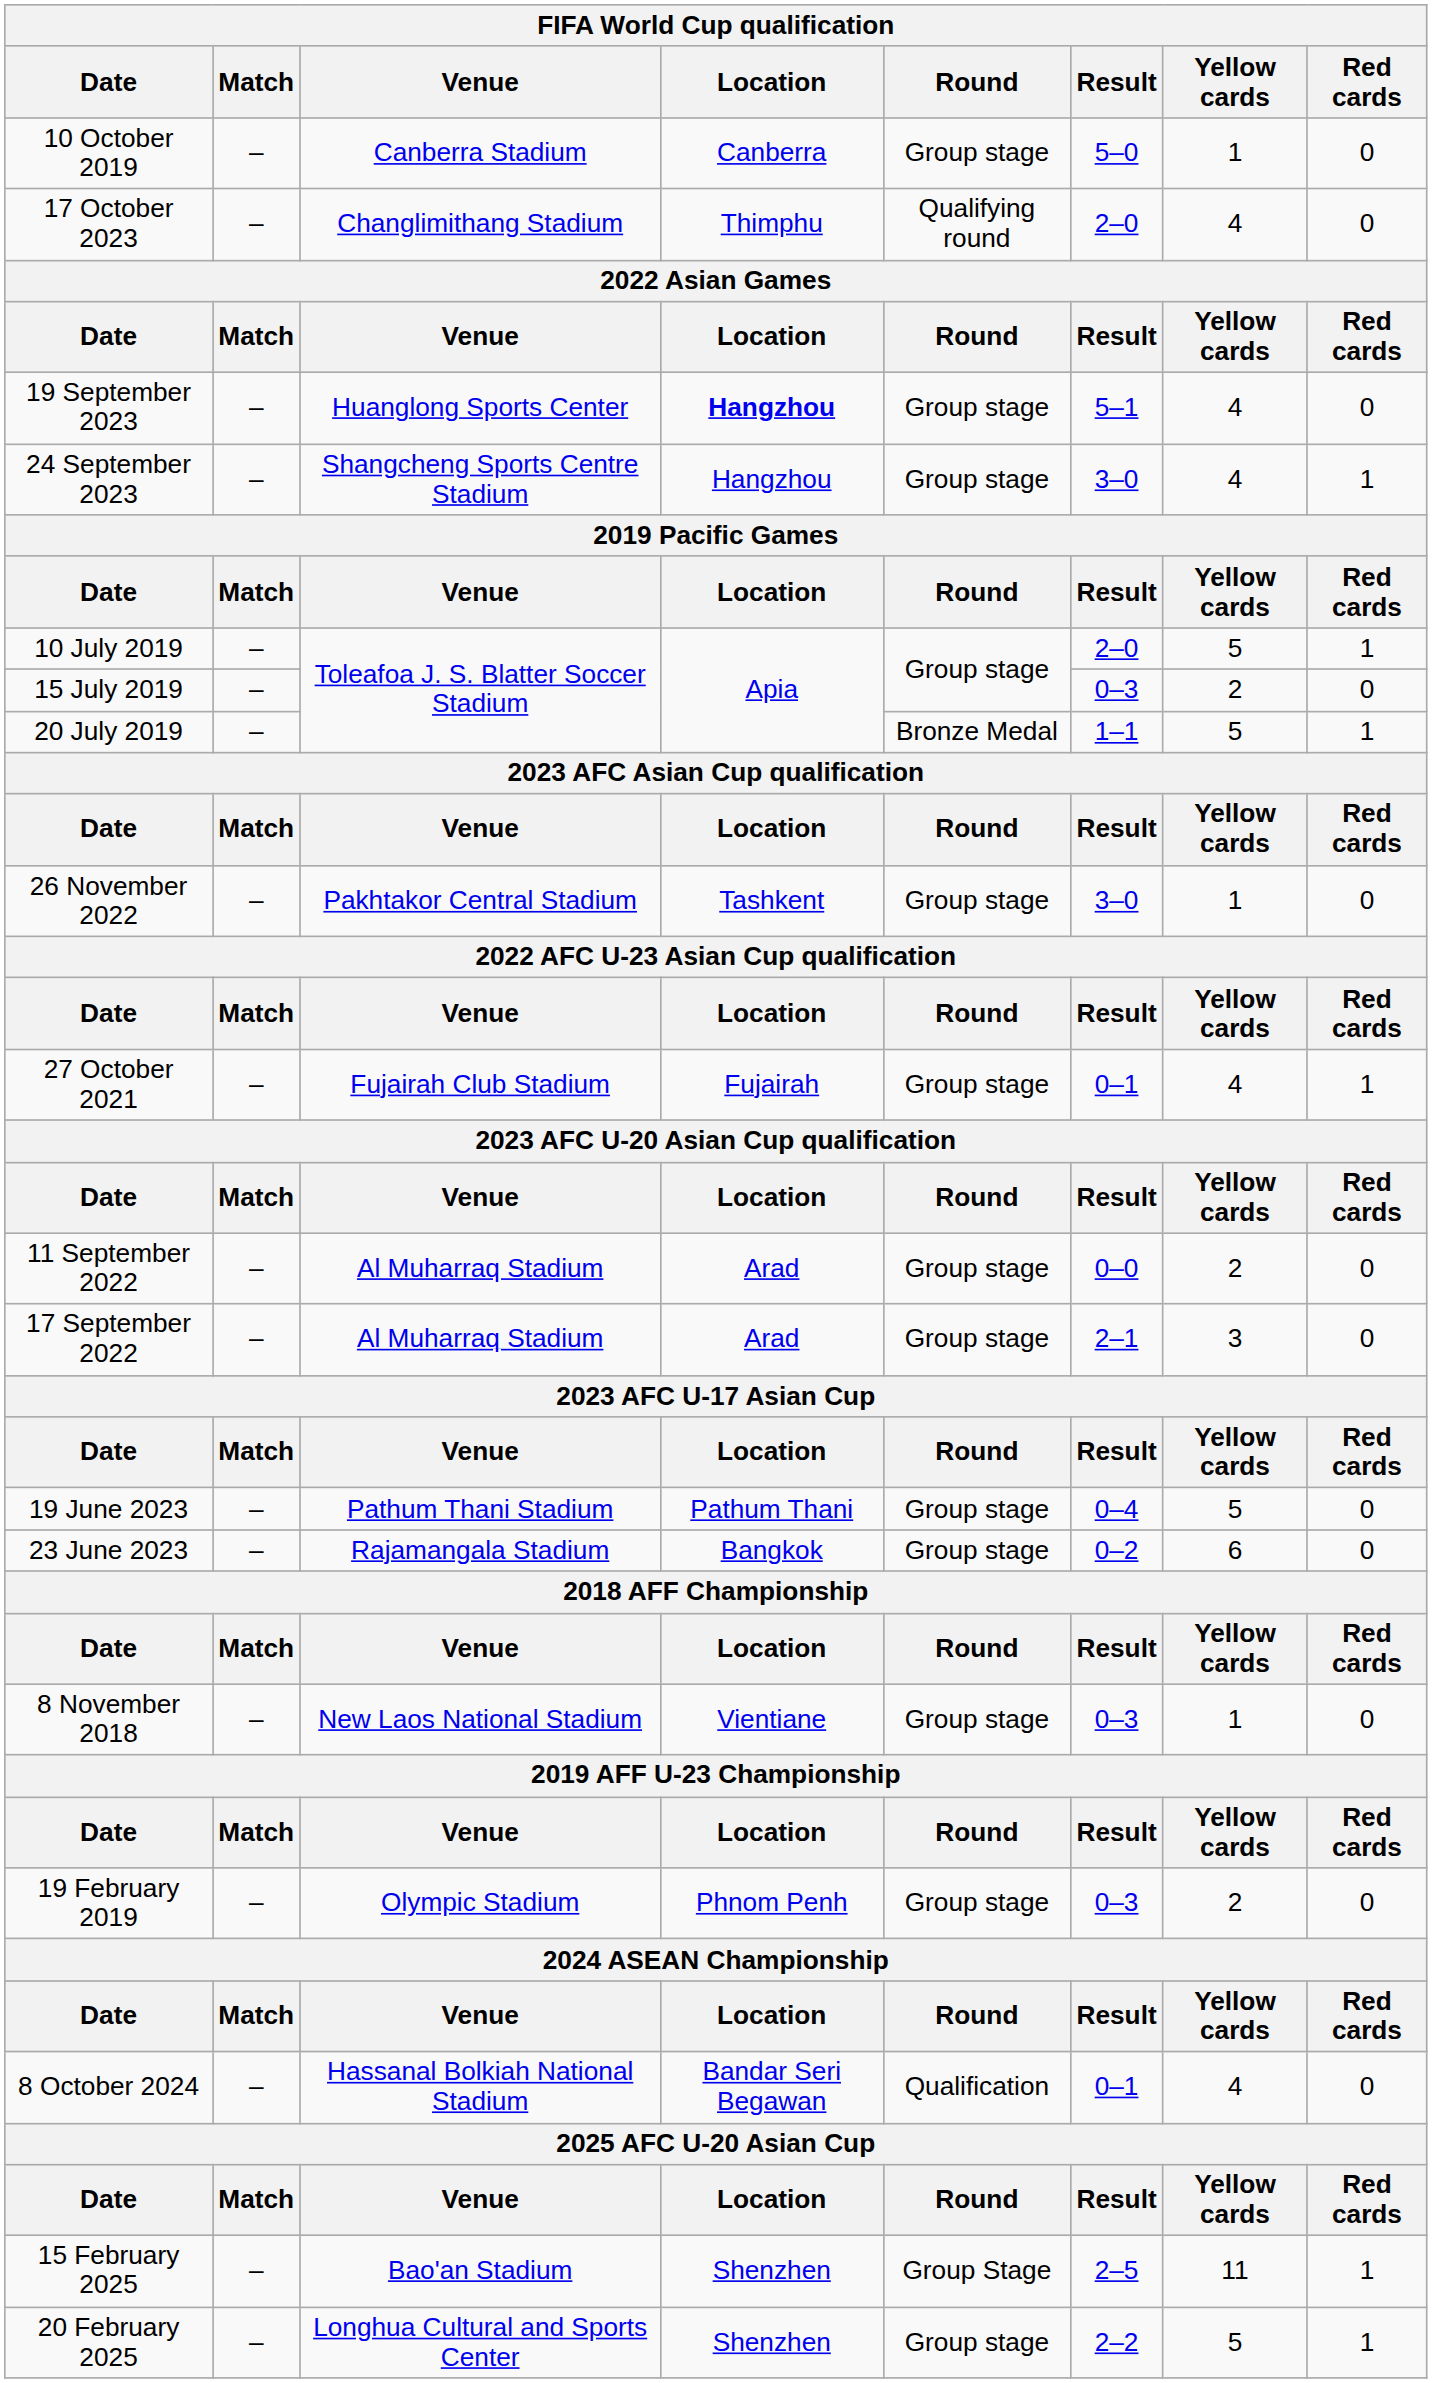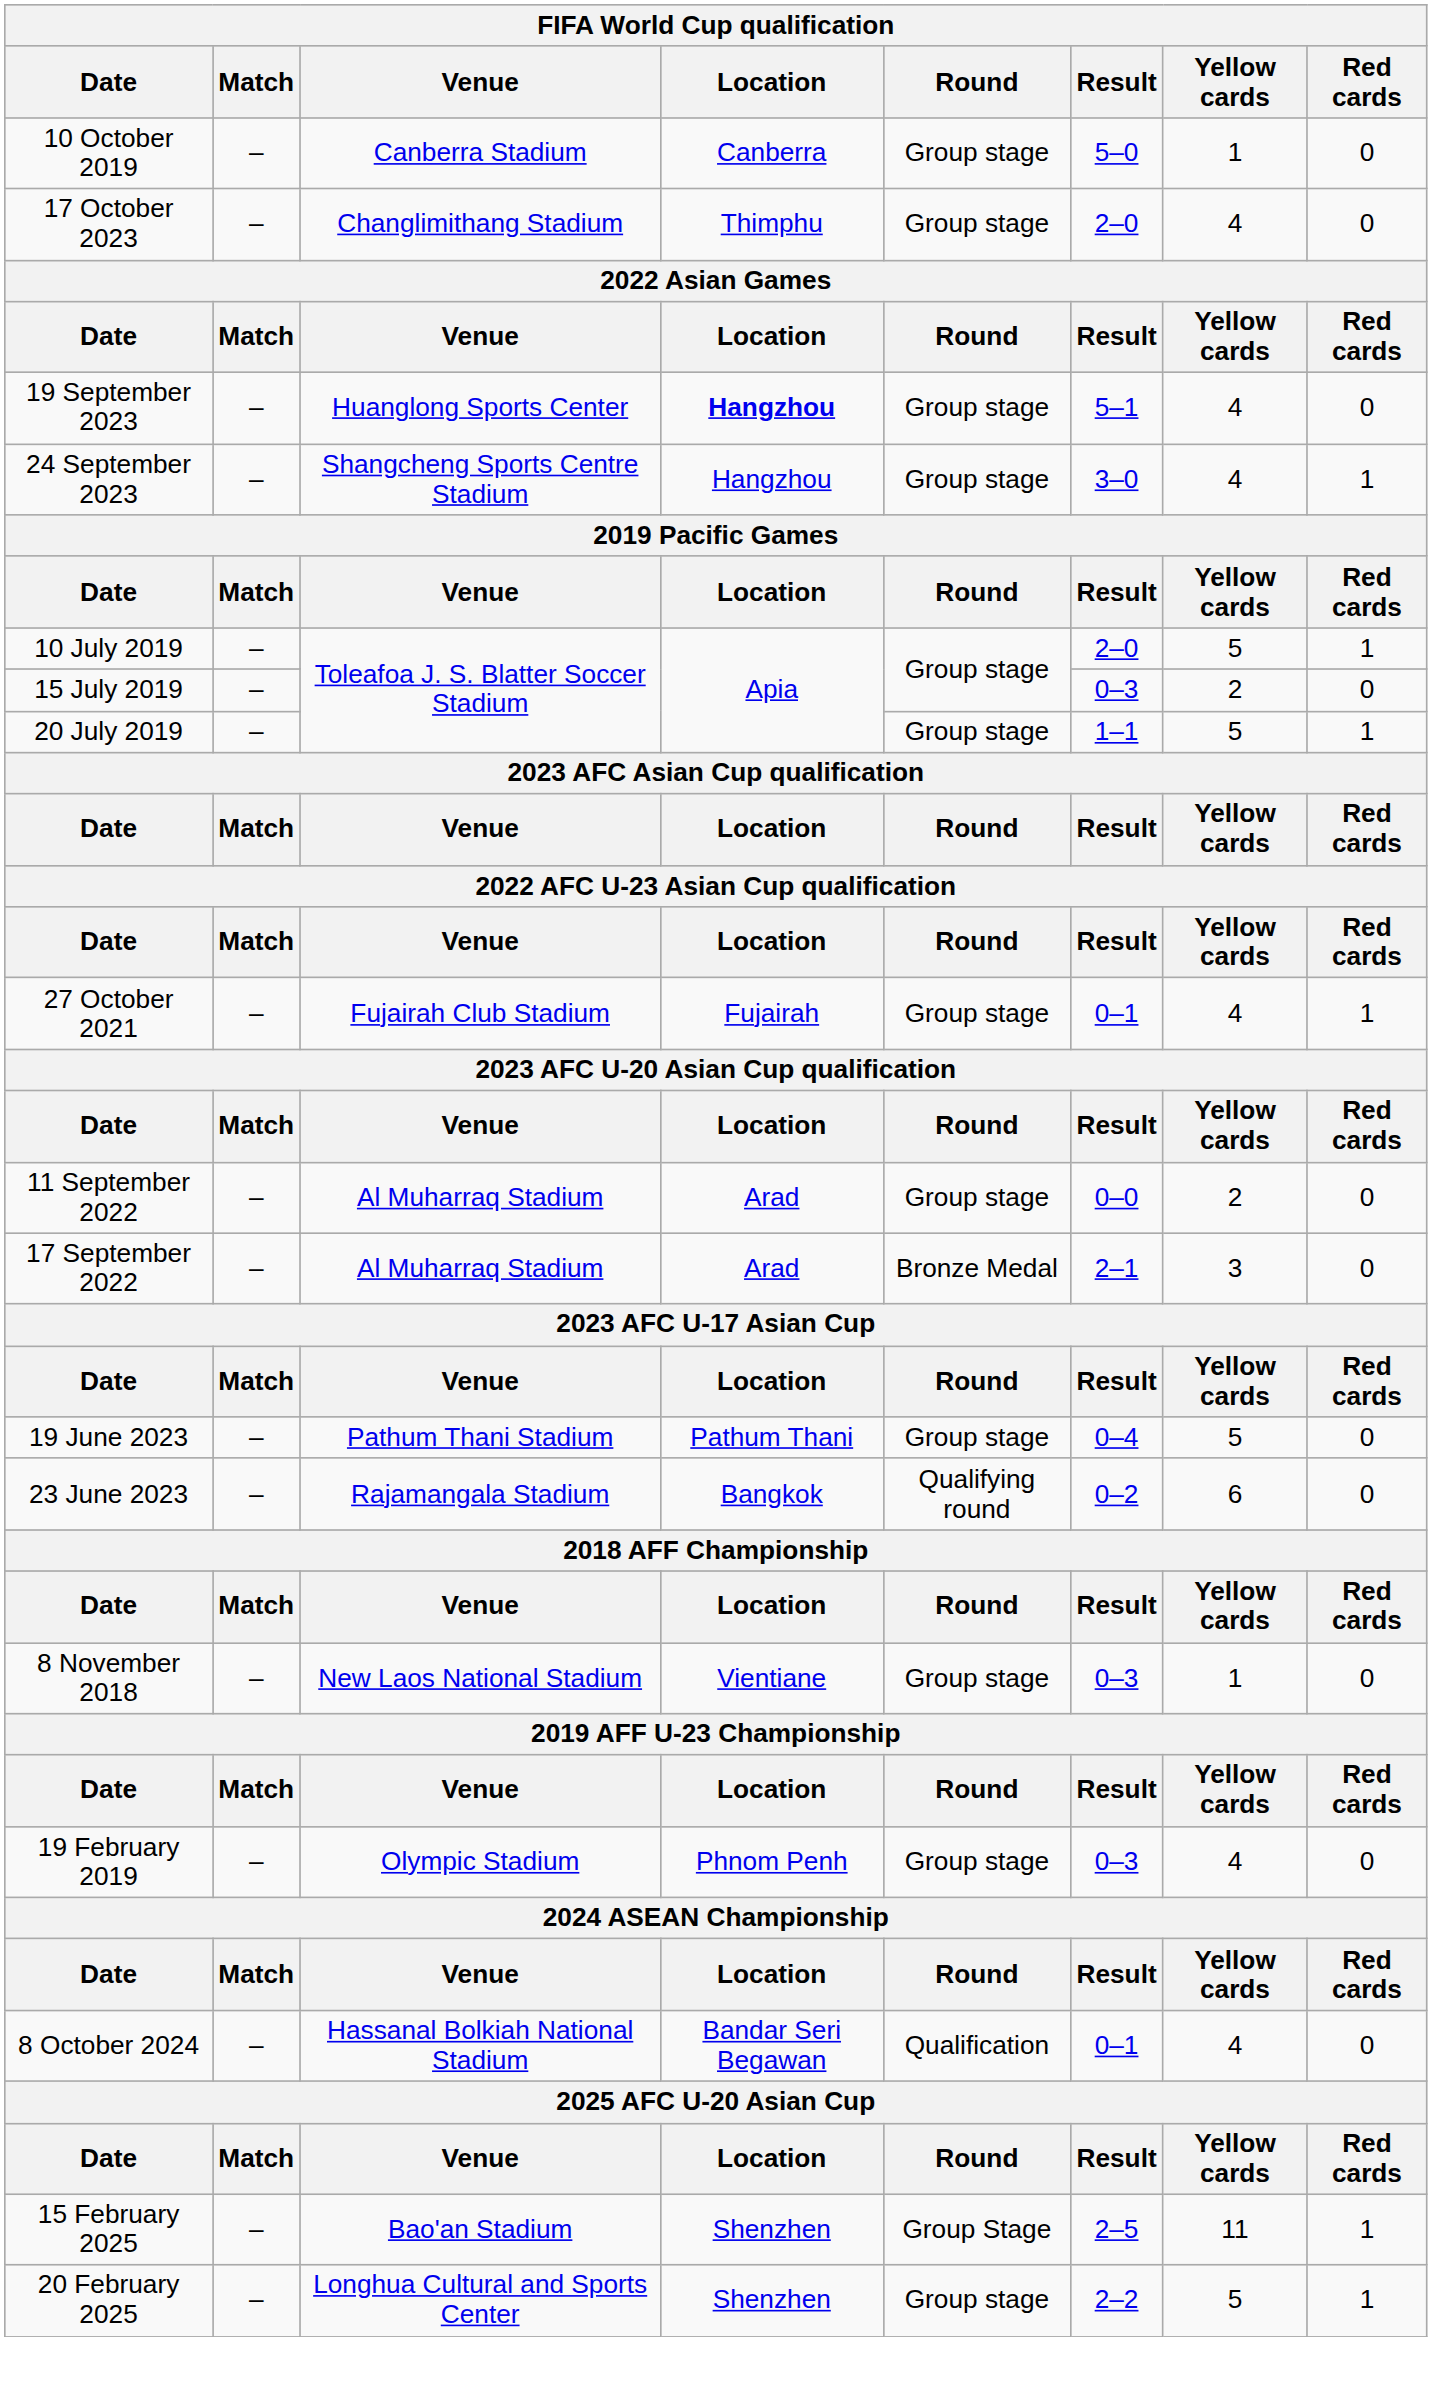(977, 223) Qualifying round -> (977, 223) Group stage
(977, 731) Bronze Medal -> (977, 731) Group stage
- row: (109, 900)
(977, 1339) Group stage -> (977, 1268) Bronze Medal
(977, 1550) Group stage -> (977, 1493) Qualifying round
(1235, 1903) 2 -> (1235, 1861) 4
